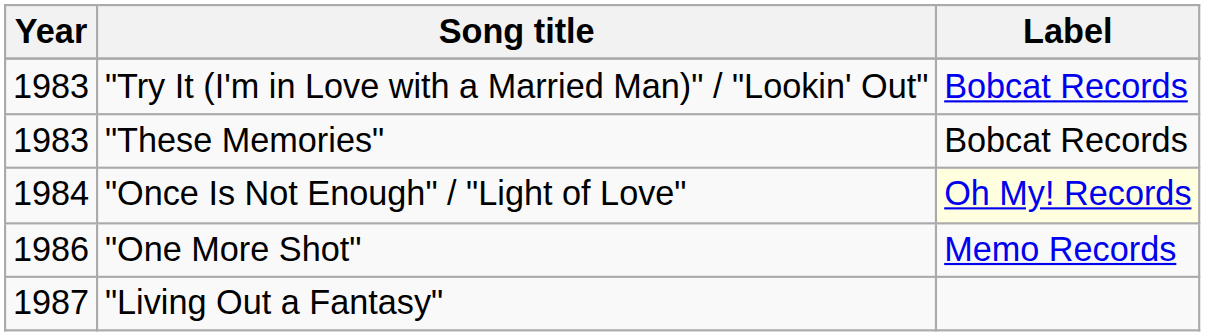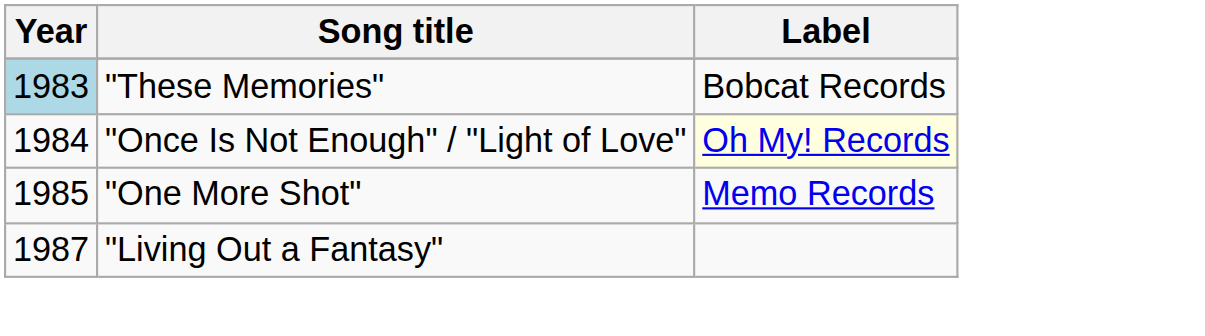- row: (517, 85)
(51, 140) no background -> (51, 85) lightblue background
(51, 248) 1986 -> (51, 194) 1985
